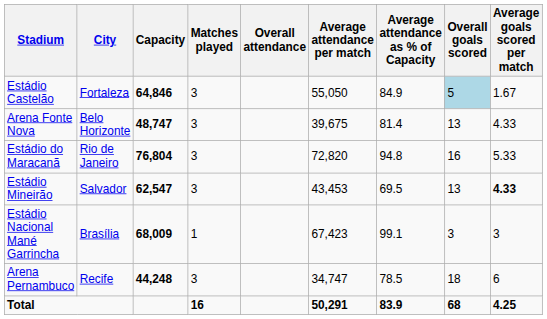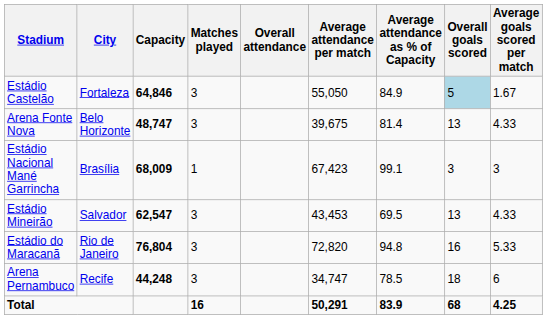rows swapped: (35, 156) <-> (33, 234)
(505, 188) bold -> (505, 215) normal
